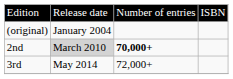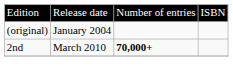(79, 47) lightgrey background -> (79, 47) no background
- row: (14, 64)
